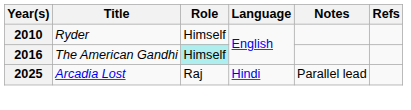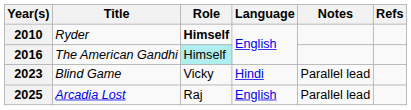(205, 34) normal -> (206, 34) bold
+ row: (28, 74)
(246, 74) Hindi -> (256, 94) English
